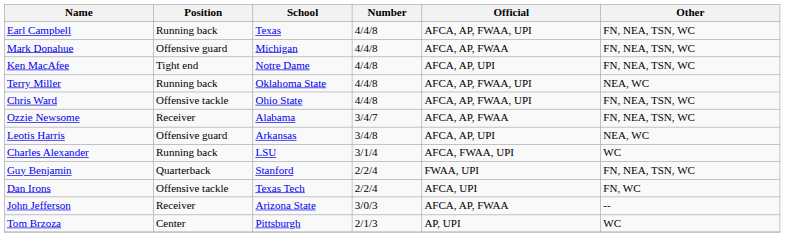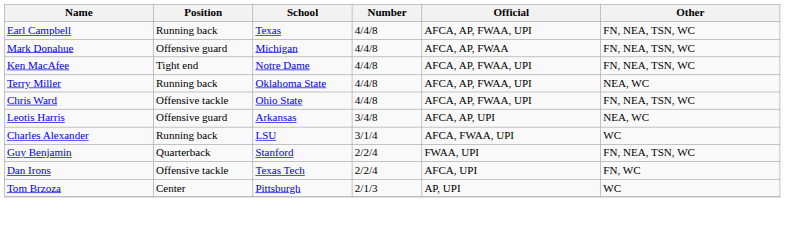(460, 65) AFCA, AP, UPI -> (478, 65) AFCA, AP, FWAA, UPI
- row: (43, 118)
- row: (39, 205)
